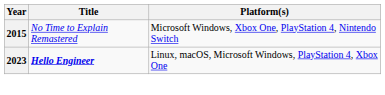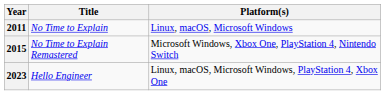+ row: (17, 28)
(63, 60) bold -> (61, 76) normal
